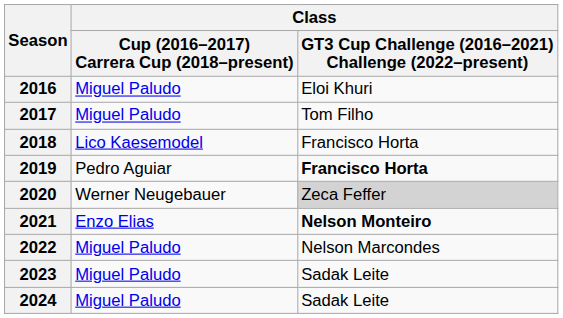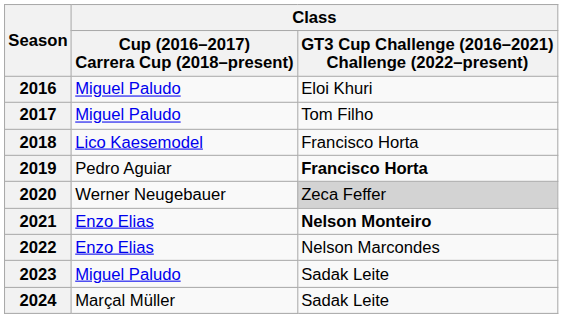(128, 247) Miguel Paludo -> (115, 247) Enzo Elias
(128, 300) Miguel Paludo -> (125, 300) Marçal Müller
